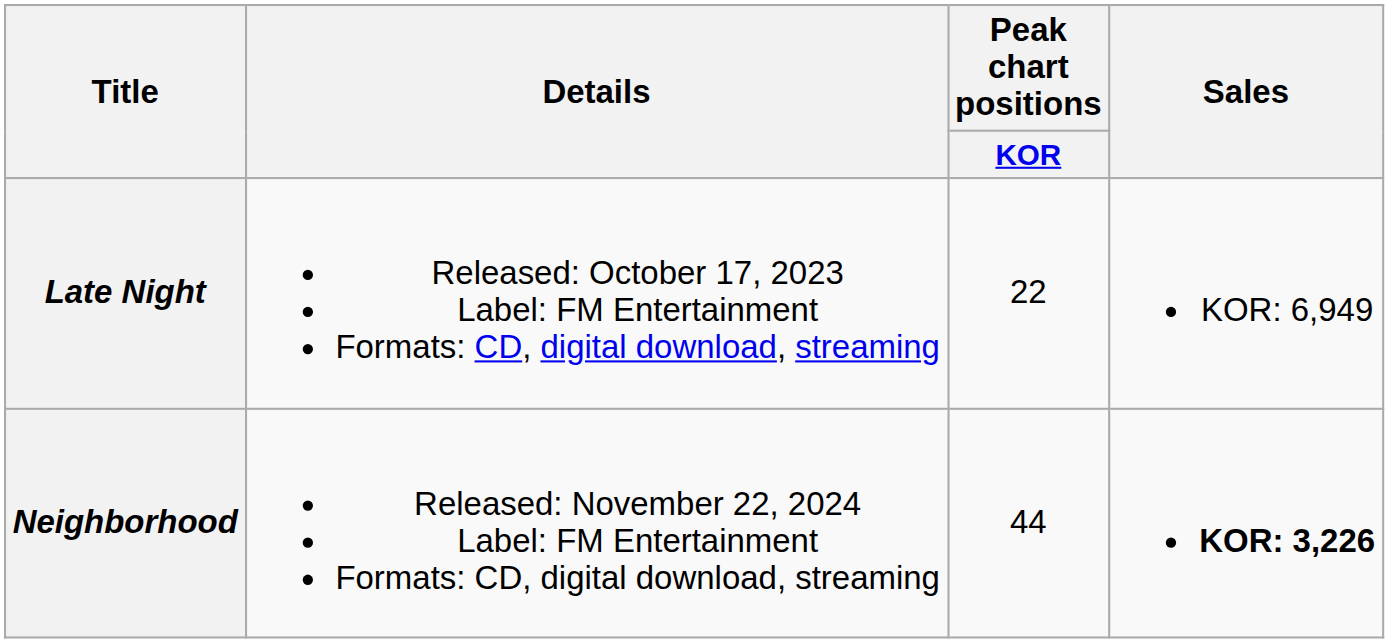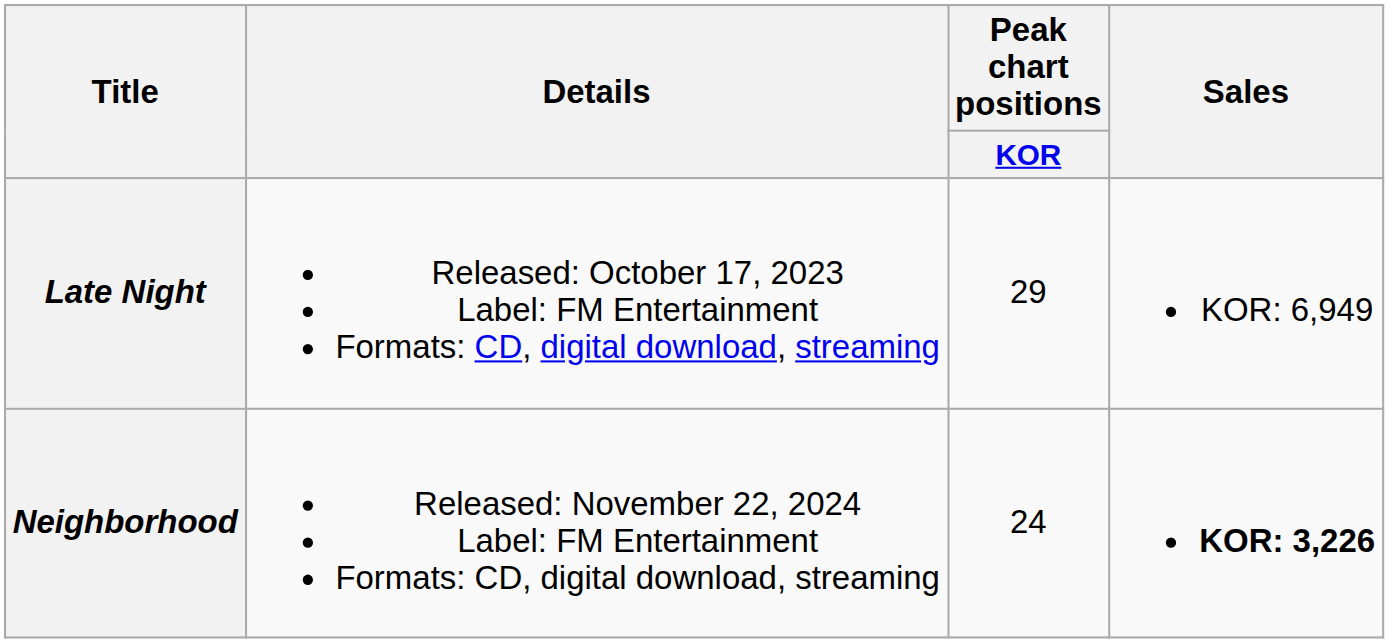(1028, 292) 22 -> (1028, 292) 29
(1028, 521) 44 -> (1028, 521) 24
